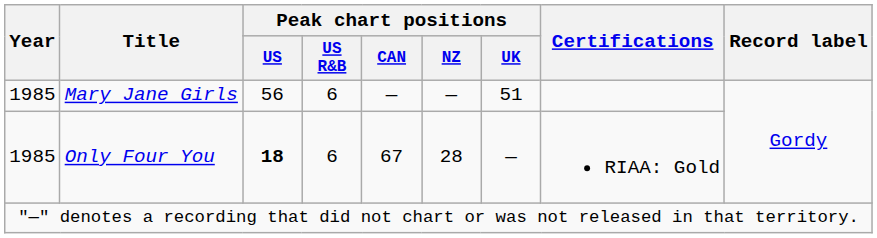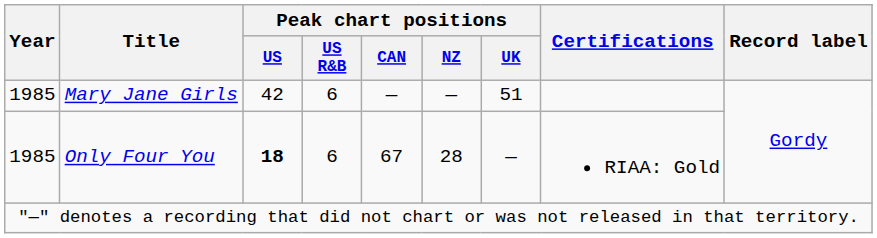(272, 95) 56 -> (272, 95) 42
